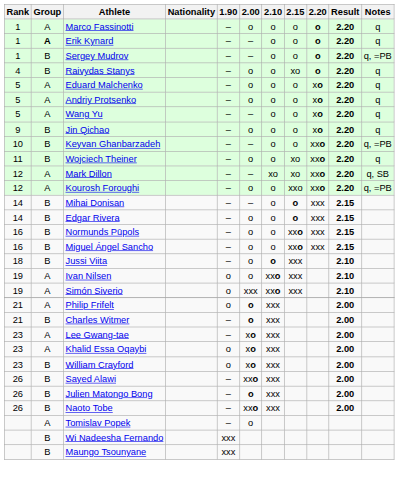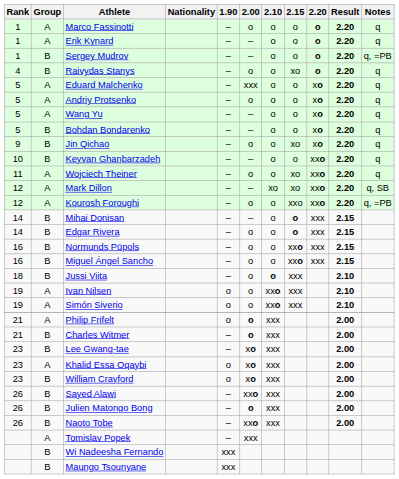(47, 41) bold -> (47, 41) normal
(251, 85) o -> (251, 85) xxx
+ row: (108, 129)
(295, 129) o -> (295, 144) xo
(378, 144) q, =PB -> (378, 159) q
(47, 159) B -> (47, 173) A
(251, 291) xxx -> (251, 305) o
(47, 335) A -> (47, 349) B
(251, 423) o -> (251, 437) xxx
